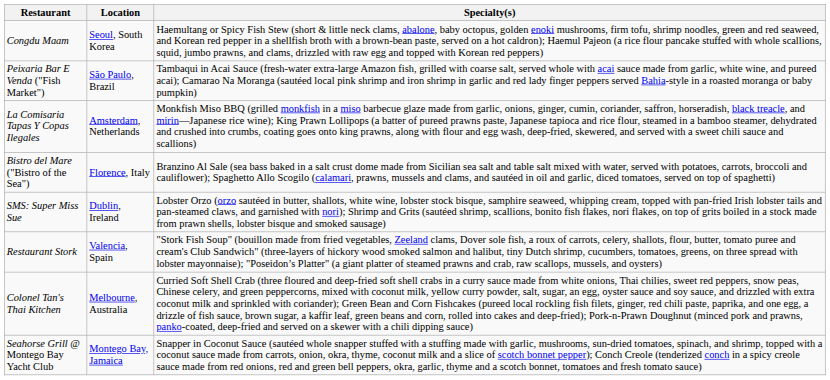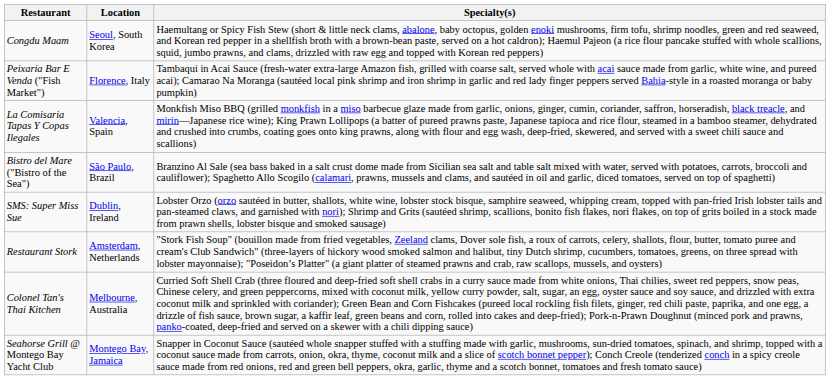(111, 80) São Paulo, Brazil -> (120, 80) Florence, Italy
(115, 126) Amsterdam, Netherlands -> (108, 126) Valencia, Spain
(120, 172) Florence, Italy -> (111, 172) São Paulo, Brazil
(108, 252) Valencia, Spain -> (115, 252) Amsterdam, Netherlands
